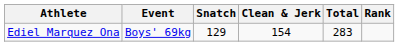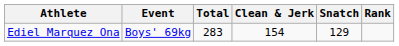columns swapped: (216, 13) <-> (343, 13)
